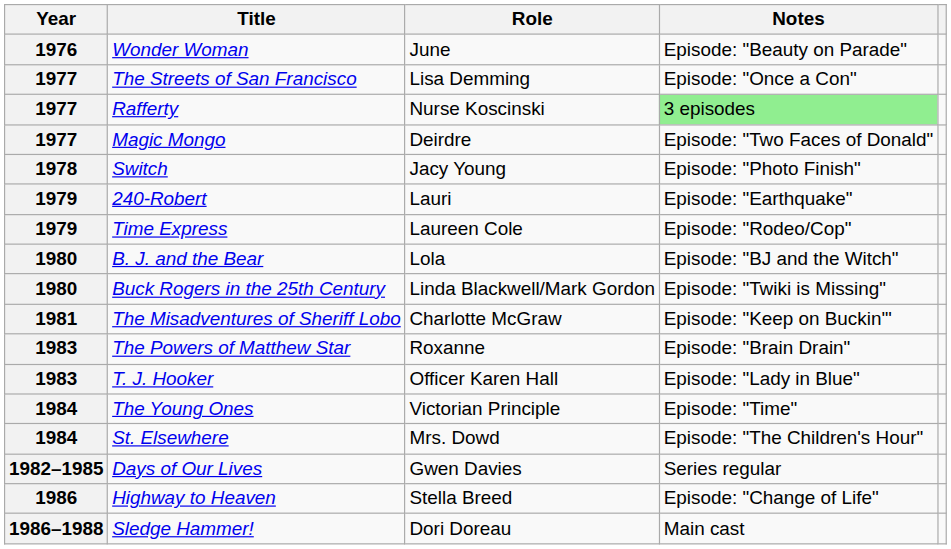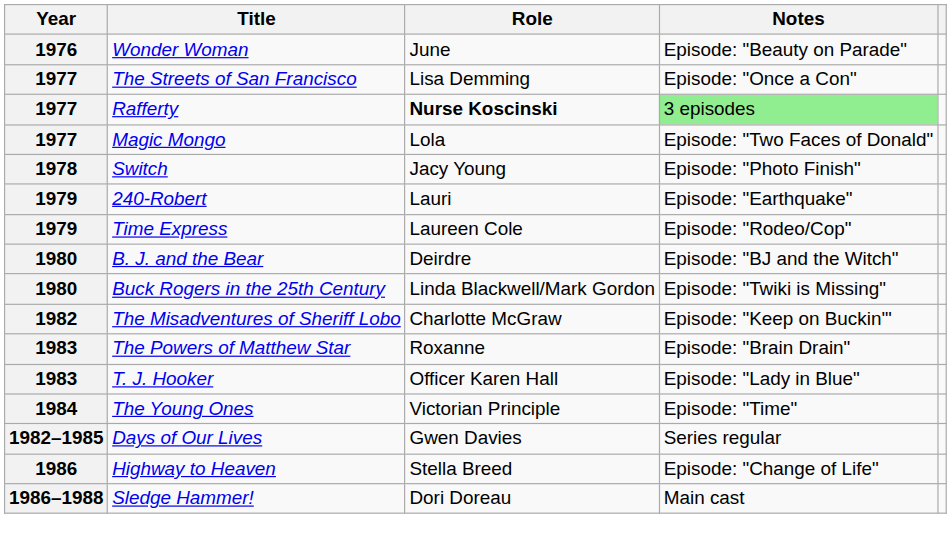(477, 109) normal -> (483, 109) bold
(440, 139) Deirdre -> (427, 139) Lola
(427, 259) Lola -> (440, 259) Deirdre
(56, 318) 1981 -> (56, 318) 1982
- row: (170, 438)
